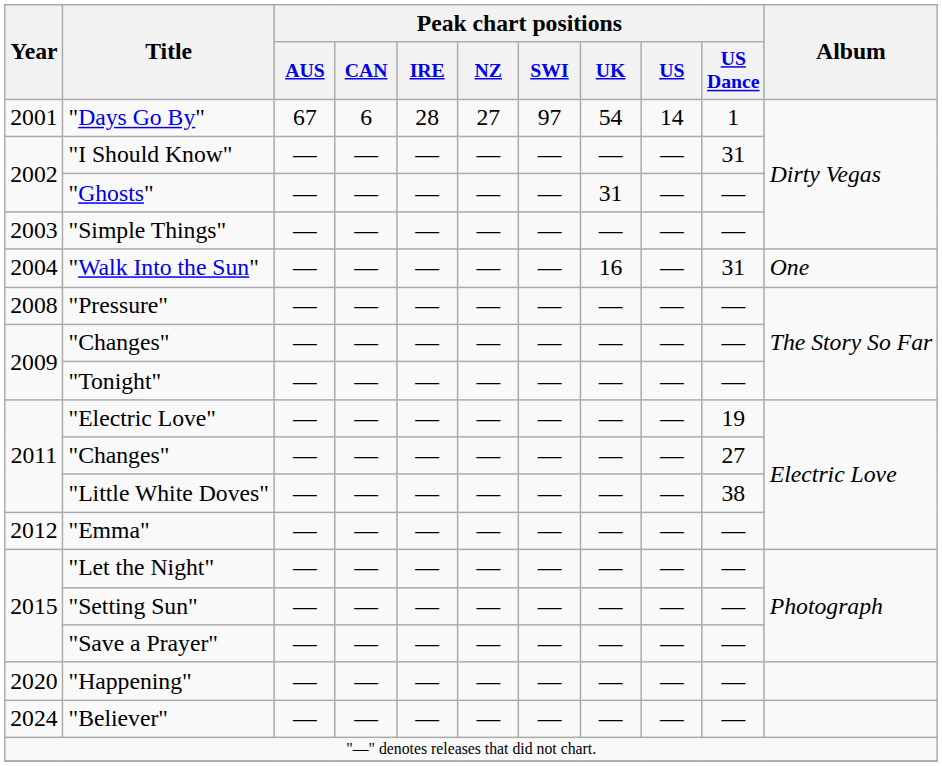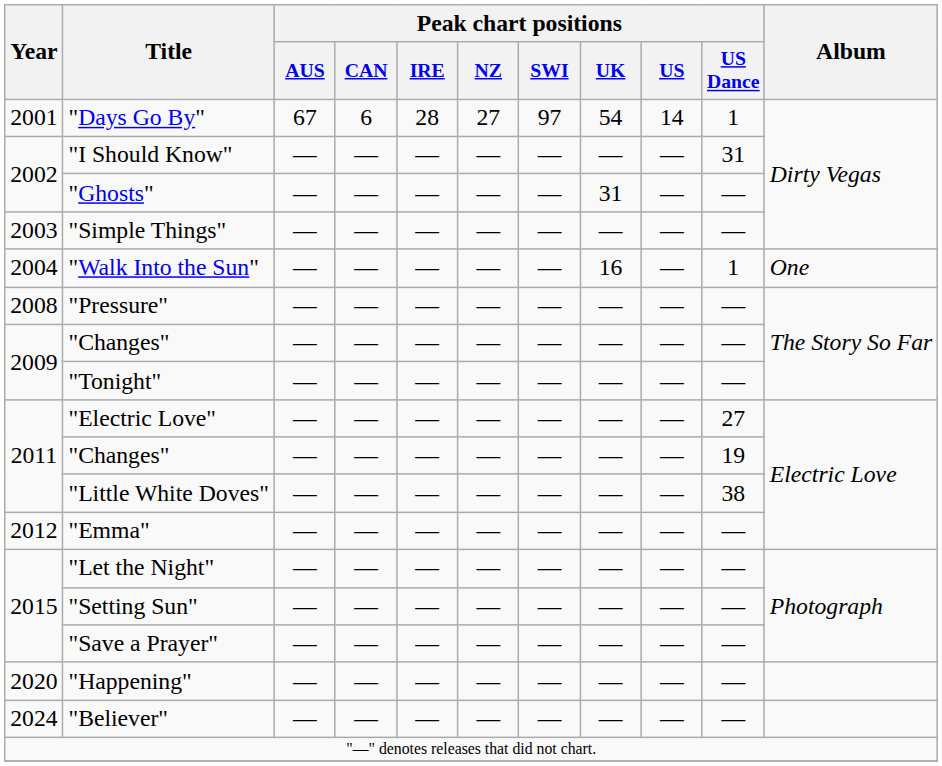(733, 267) 31 -> (733, 267) 1
(733, 417) 19 -> (733, 417) 27
(733, 455) 27 -> (733, 455) 19
